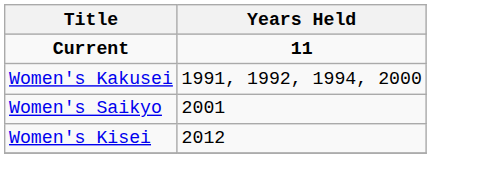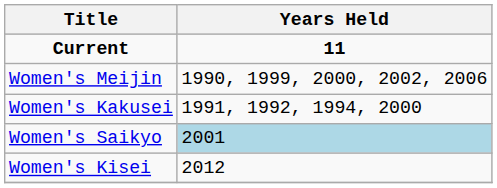+ row: (85, 79)
(203, 109) no background -> (203, 138) lightblue background
